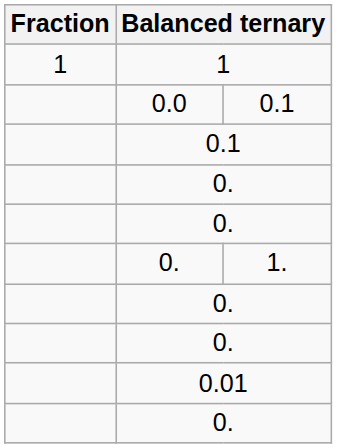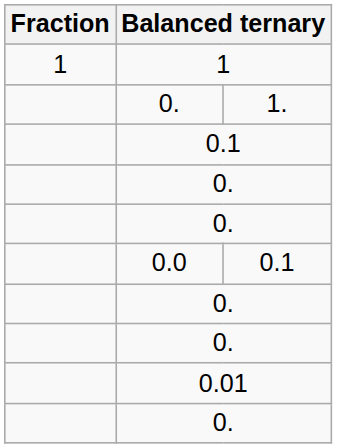rows swapped: (169, 263) <-> (169, 104)
